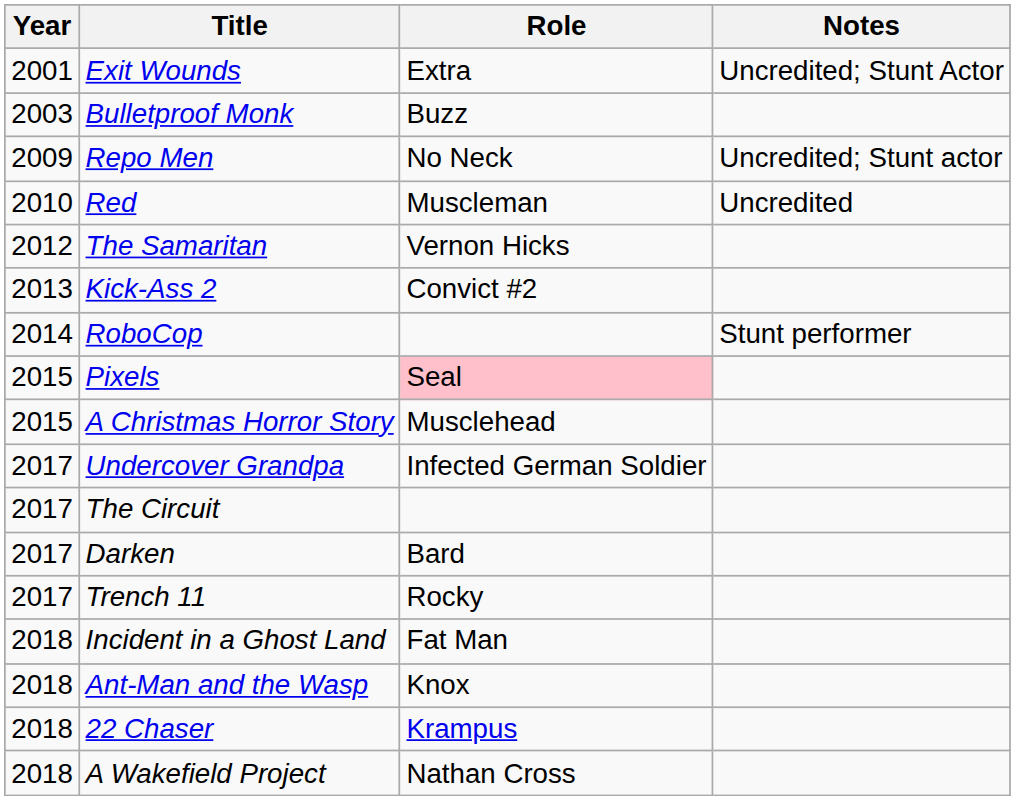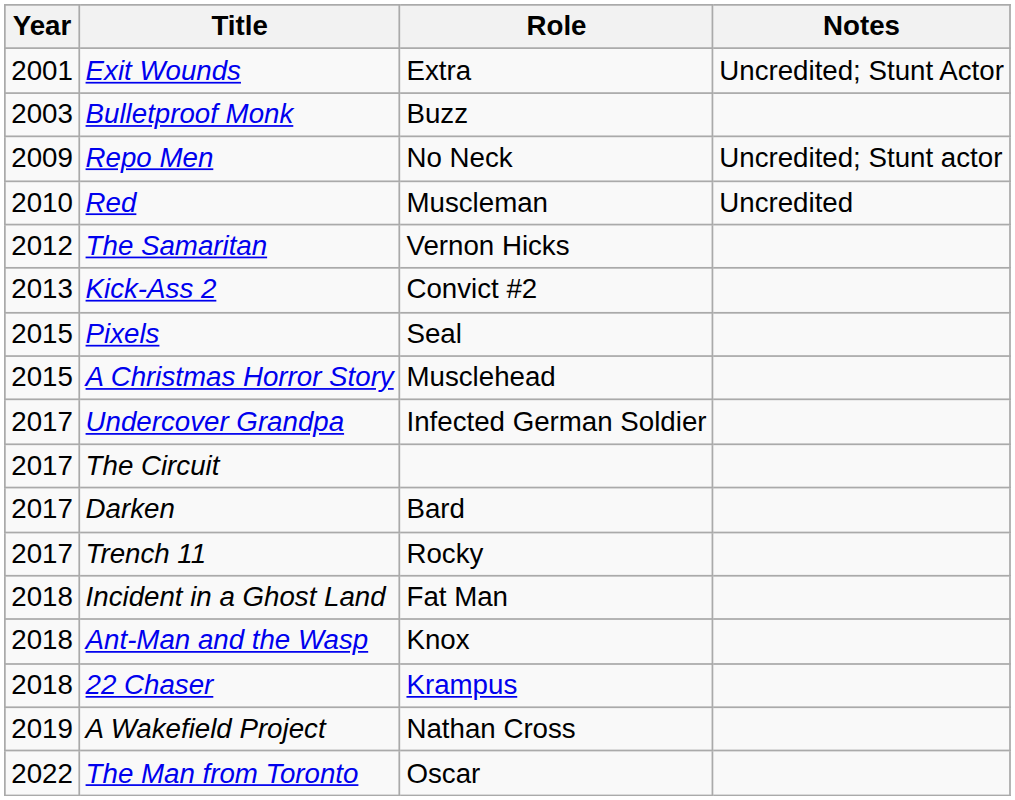- row: (144, 333)
(434, 377) pink background -> (434, 333) no background
(42, 772) 2018 -> (42, 728) 2019
+ row: (222, 772)
